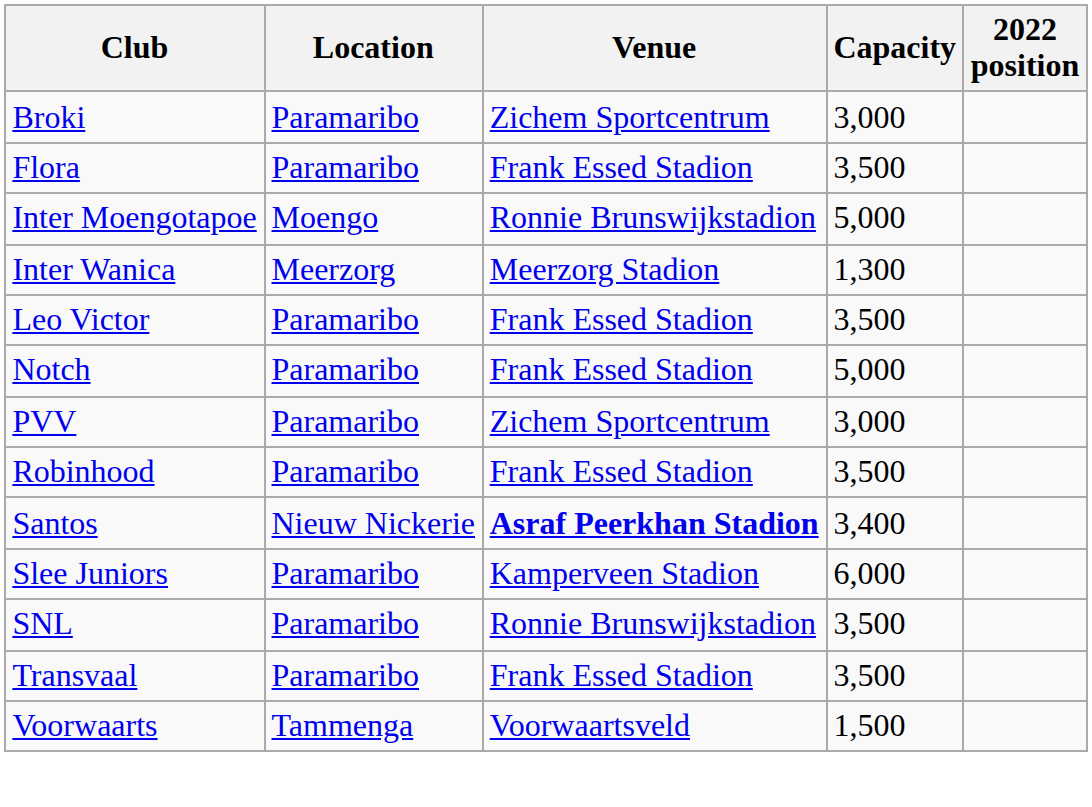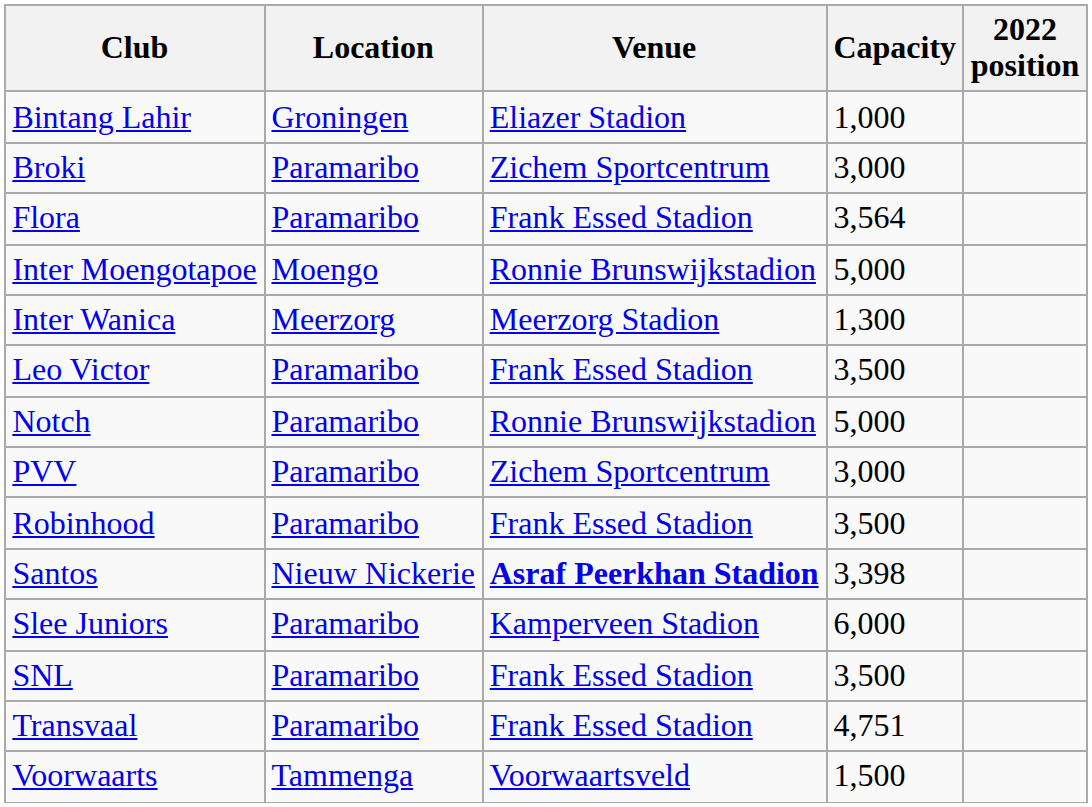+ row: (102, 116)
(869, 167) 3,500 -> (869, 218) 3,564
(621, 370) Frank Essed Stadion -> (653, 421) Ronnie Brunswijkstadion
(869, 522) 3,400 -> (869, 573) 3,398
(653, 624) Ronnie Brunswijkstadion -> (621, 674) Frank Essed Stadion
(869, 674) 3,500 -> (869, 725) 4,751
